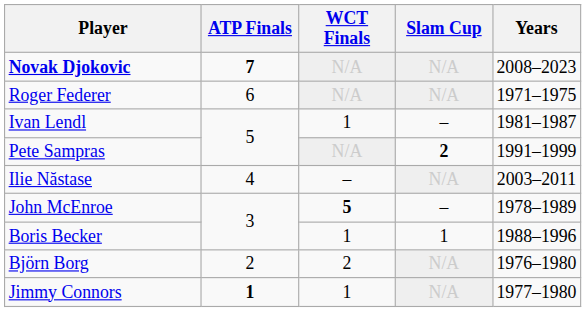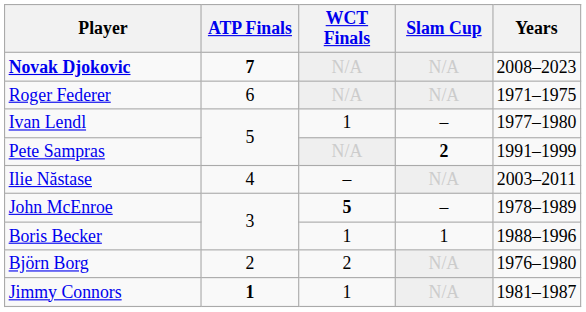(536, 123) 1981–1987 -> (536, 123) 1977–1980
(536, 292) 1977–1980 -> (536, 292) 1981–1987
